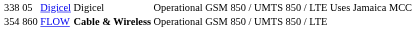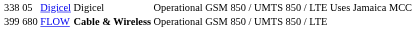(12, 22) 354 -> (12, 22) 399
(30, 22) 860 -> (30, 22) 680
